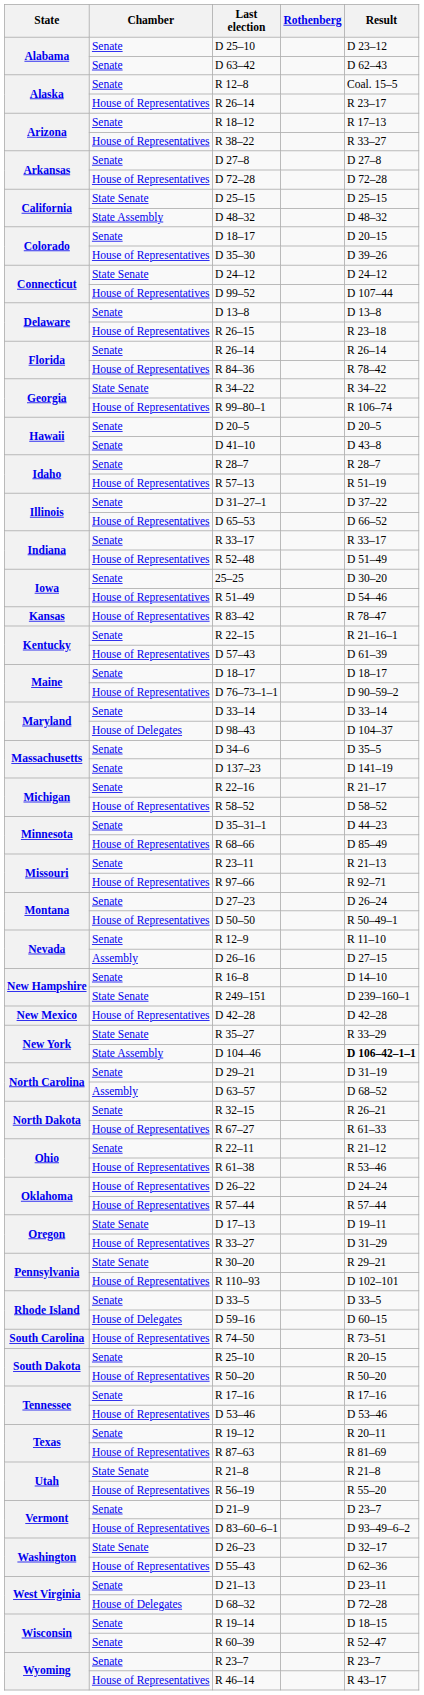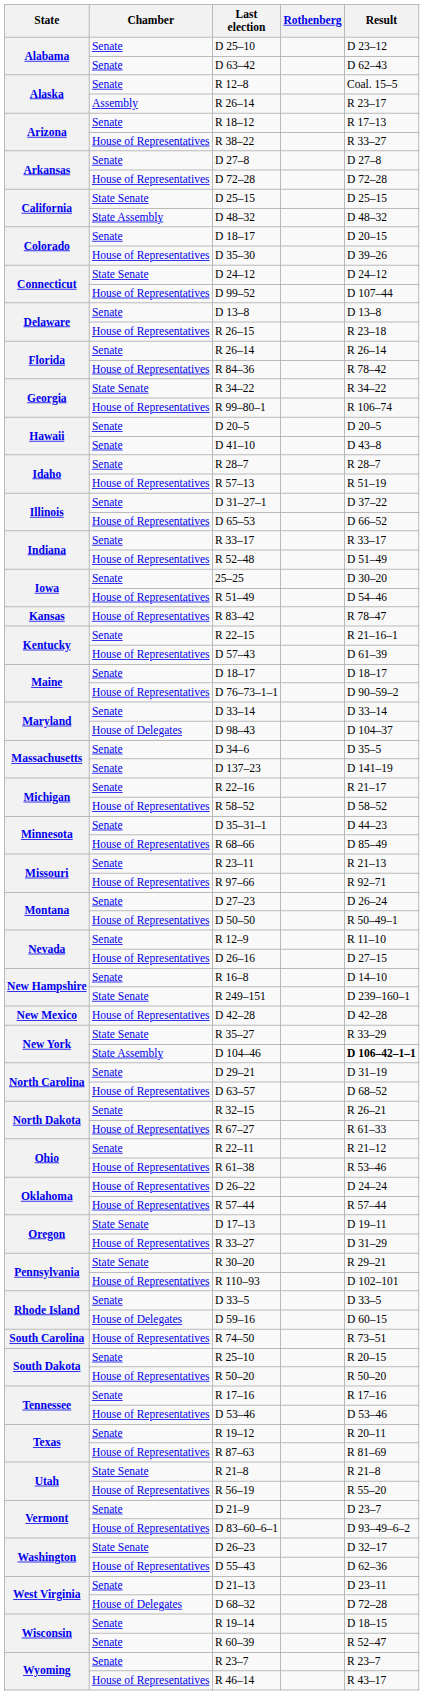(151, 103) House of Representatives -> (115, 103) Assembly
(115, 958) Assembly -> (151, 958) House of Representatives
(115, 1091) Assembly -> (151, 1091) House of Representatives
